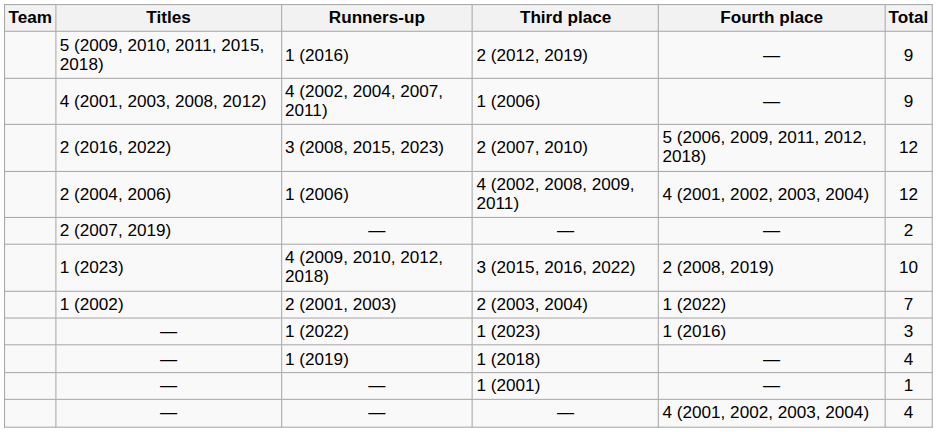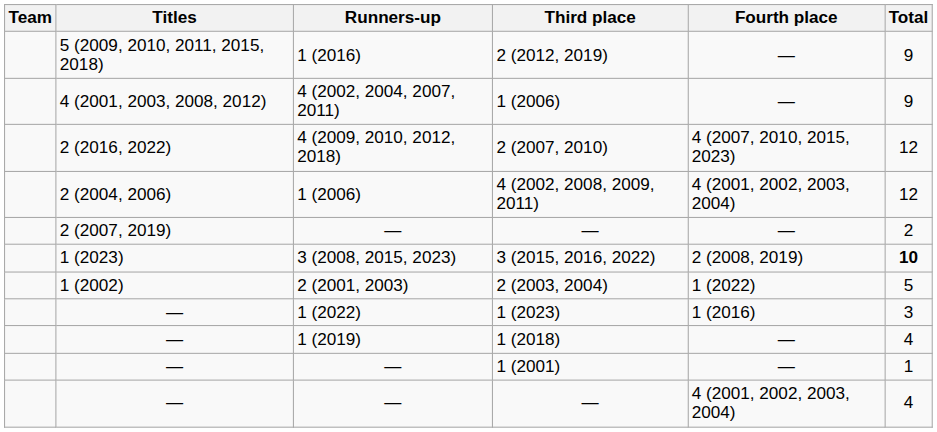(365, 147) 3 (2008, 2015, 2023) -> (376, 147) 4 (2009, 2010, 2012, 2018)
(765, 147) 5 (2006, 2009, 2011, 2012, 2018) -> (771, 147) 4 (2007, 2010, 2015, 2023)
(364, 267) 4 (2009, 2010, 2012, 2018) -> (377, 258) 3 (2008, 2015, 2023)
(908, 267) normal -> (908, 258) bold
(908, 304) 7 -> (908, 285) 5
